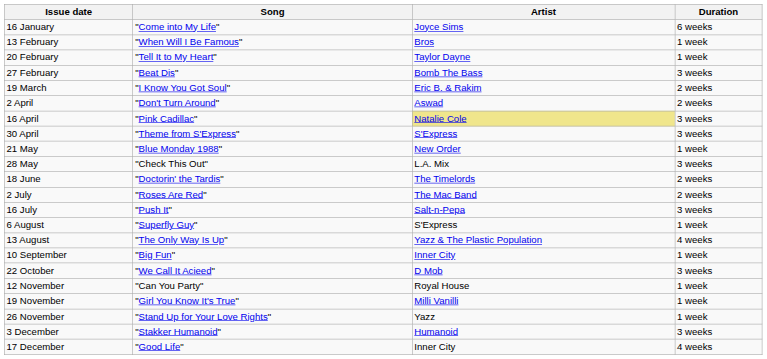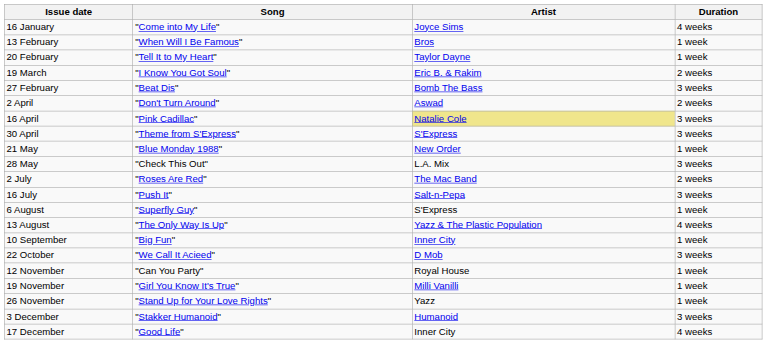(695, 27) 6 weeks -> (695, 27) 4 weeks
rows swapped: (32, 73) <-> (27, 88)
- row: (24, 179)
